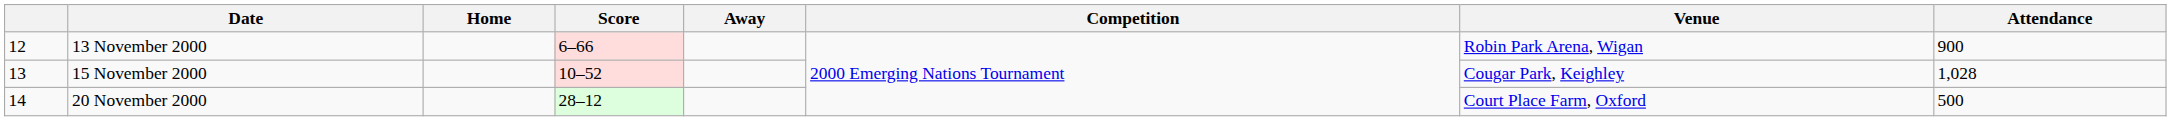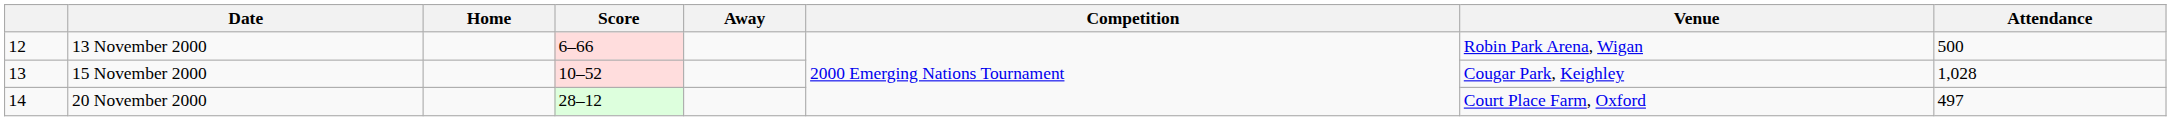(1951, 45) 900 -> (1951, 45) 500
(1951, 101) 500 -> (1951, 101) 497
